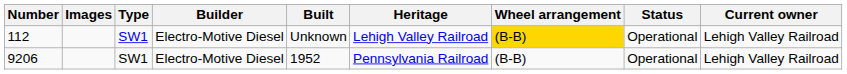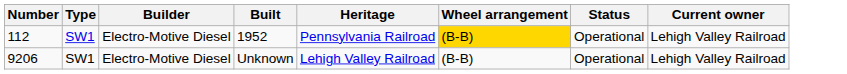- column: (89, 15)
(318, 36) Unknown -> (252, 36) 1952
(421, 36) Lehigh Valley Railroad -> (368, 36) Pennsylvania Railroad
(305, 58) 1952 -> (265, 58) Unknown
(421, 58) Pennsylvania Railroad -> (367, 58) Lehigh Valley Railroad
